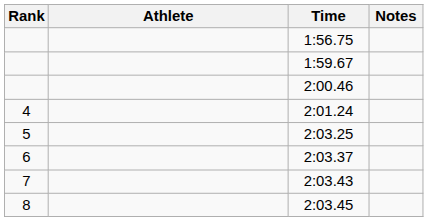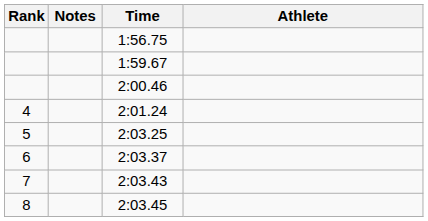columns swapped: (168, 16) <-> (396, 16)
